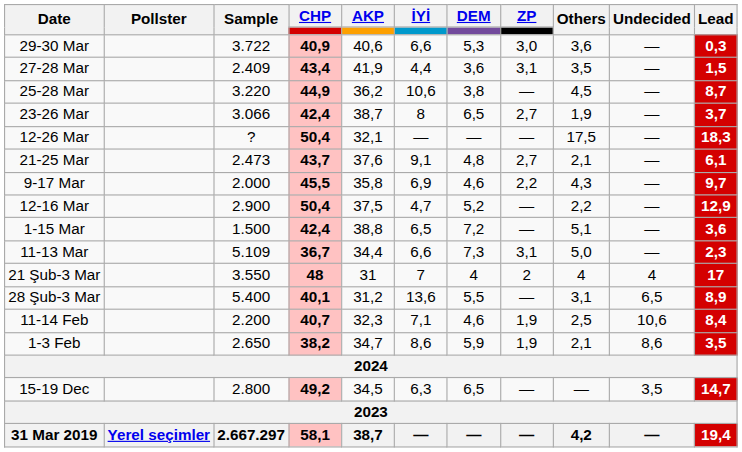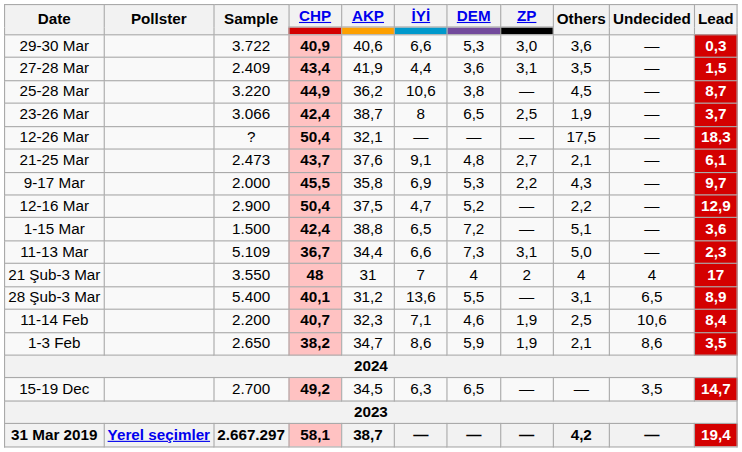(527, 114) 2,7 -> (527, 114) 2,5
(474, 182) 4,6 -> (474, 182) 5,3
(251, 388) 2.800 -> (251, 388) 2.700
